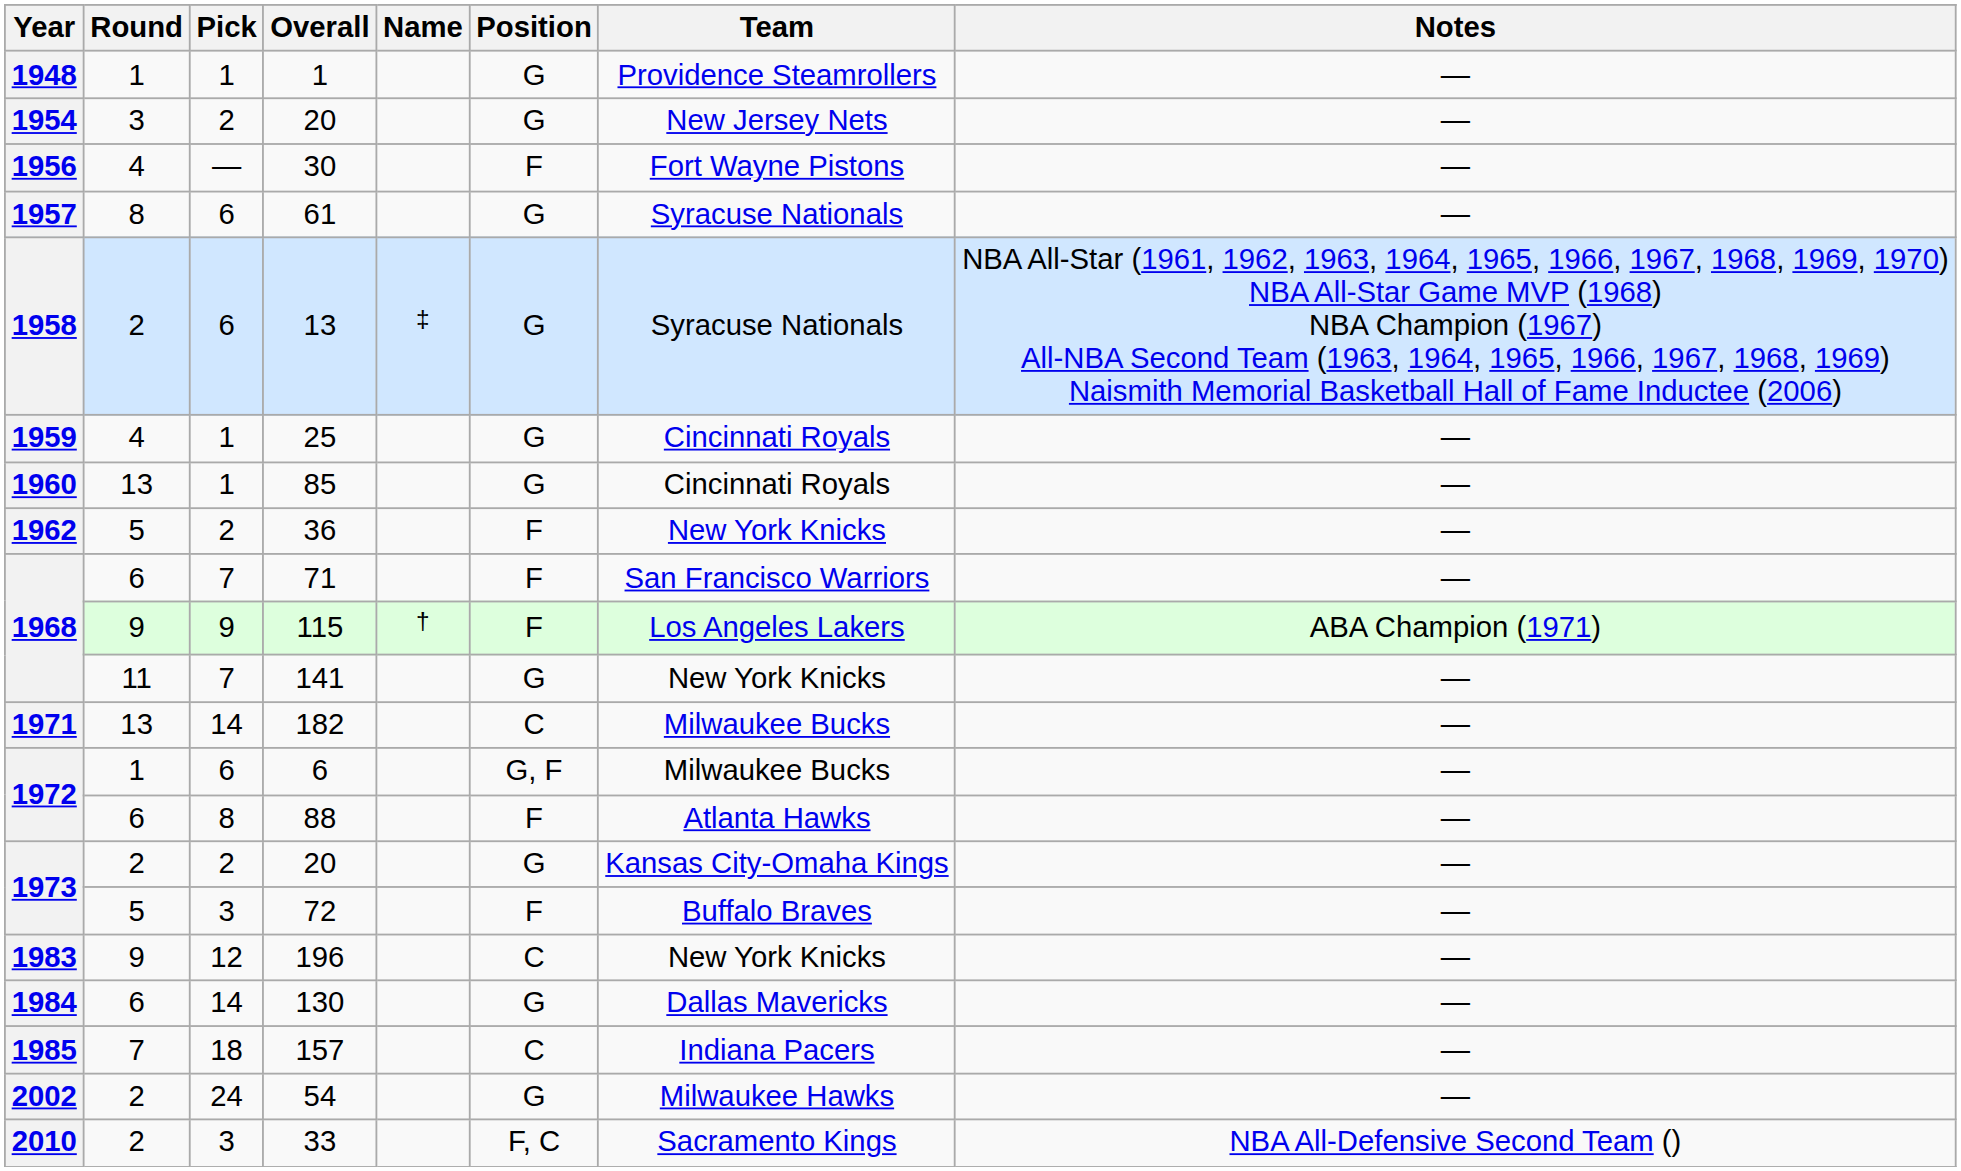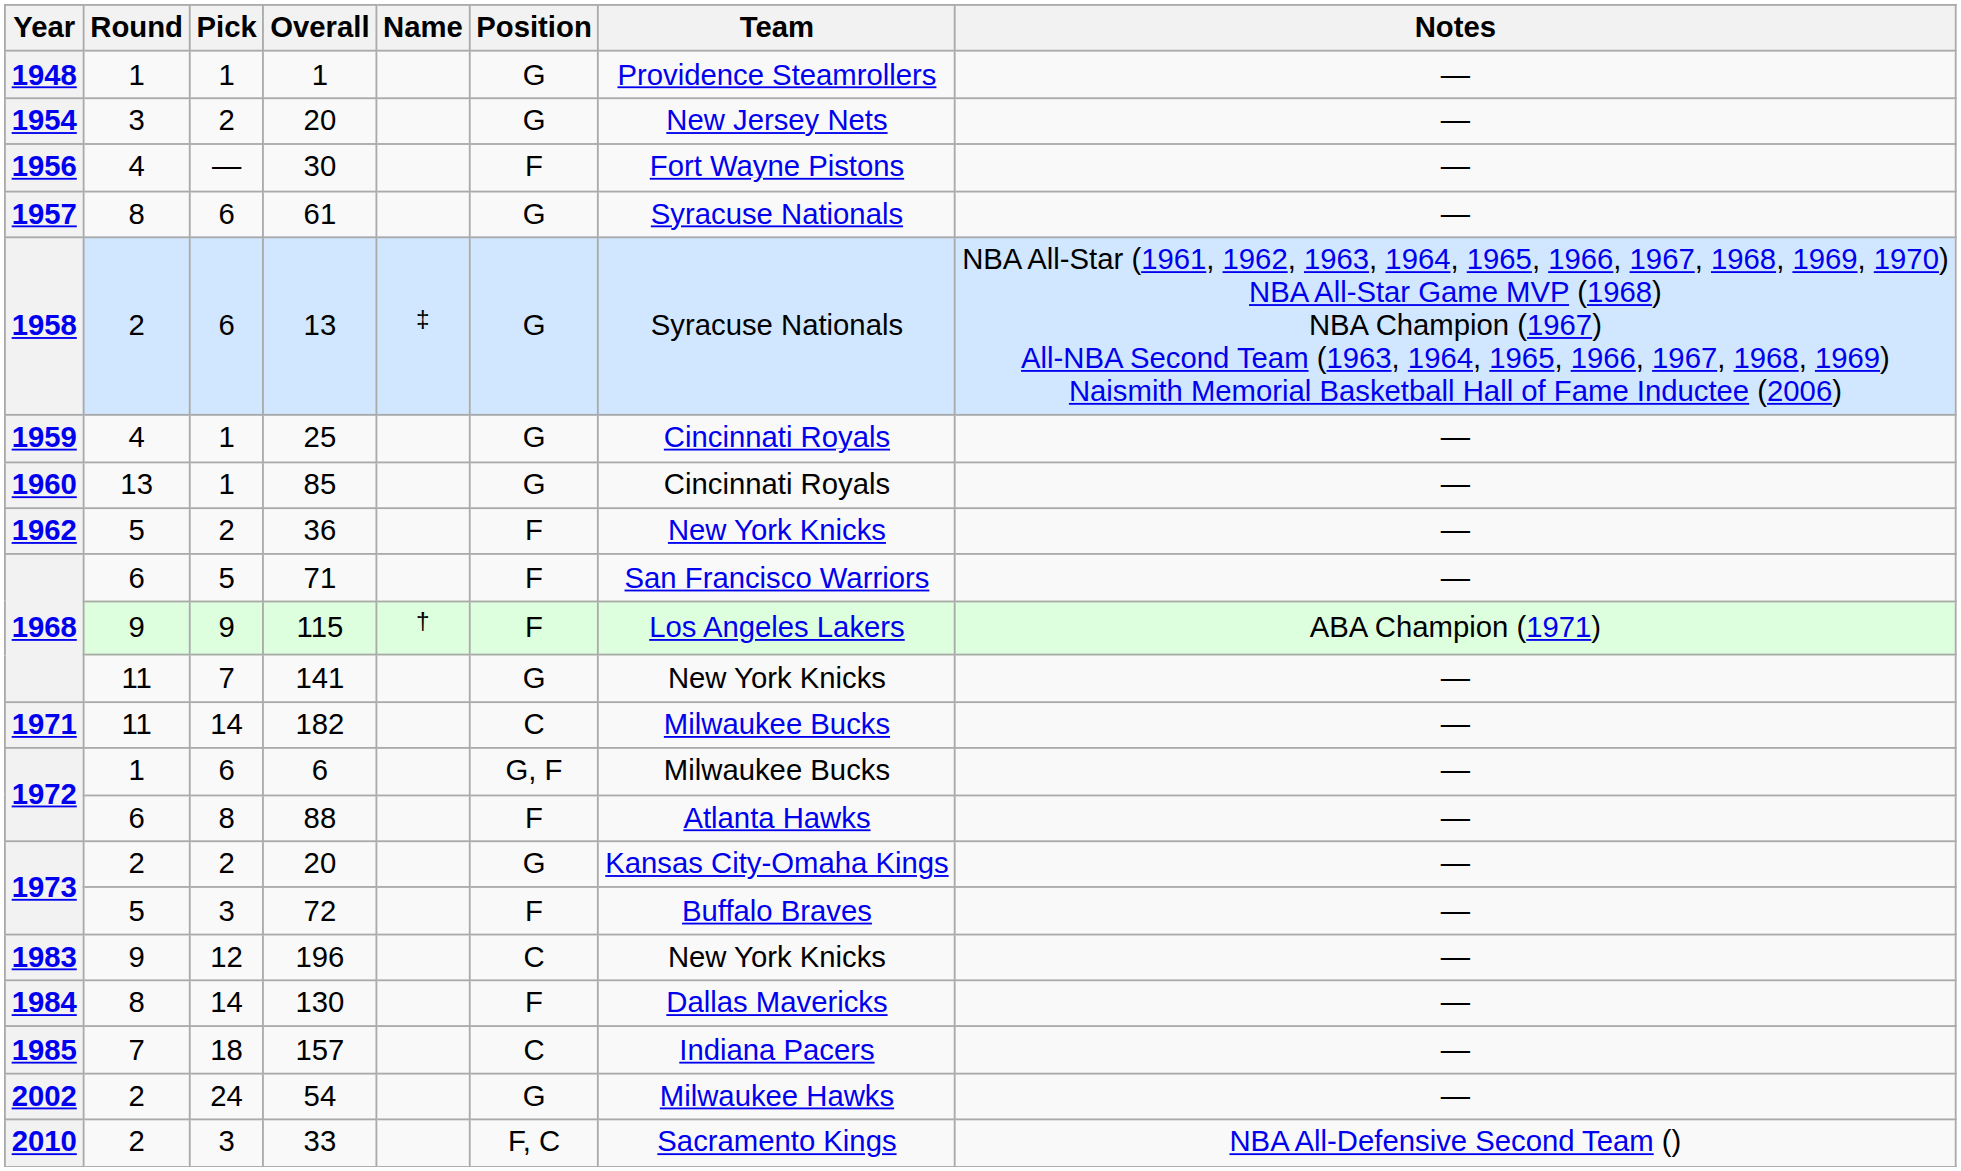(227, 577) 7 -> (227, 577) 5
(137, 724) 13 -> (137, 724) 11
(137, 1003) 6 -> (137, 1003) 8
(534, 1003) G -> (534, 1003) F
